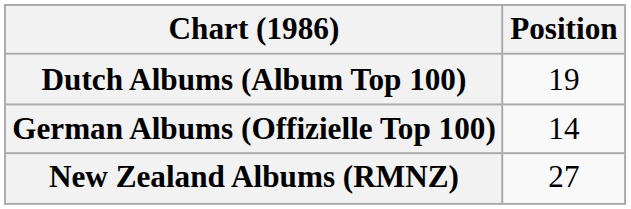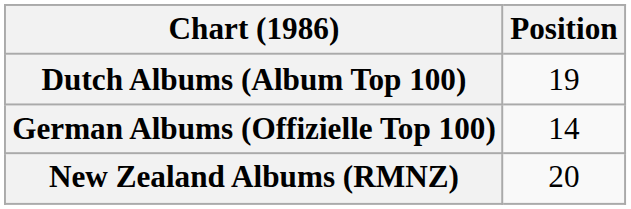(564, 177) 27 -> (564, 177) 20
